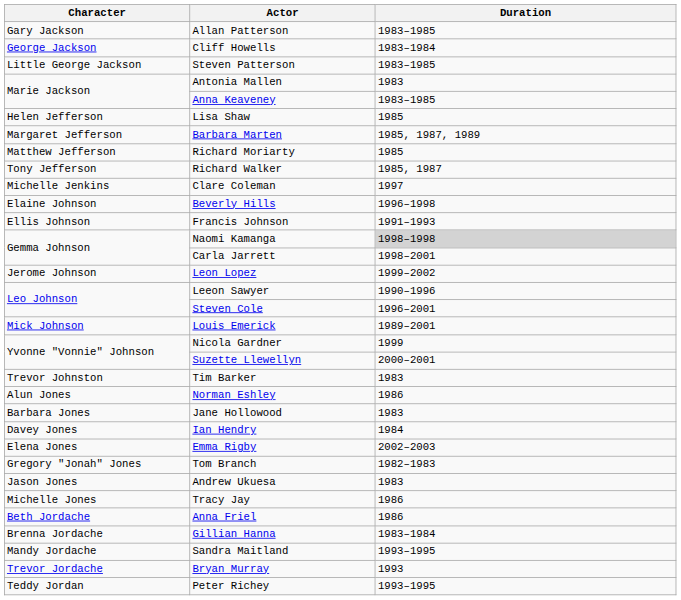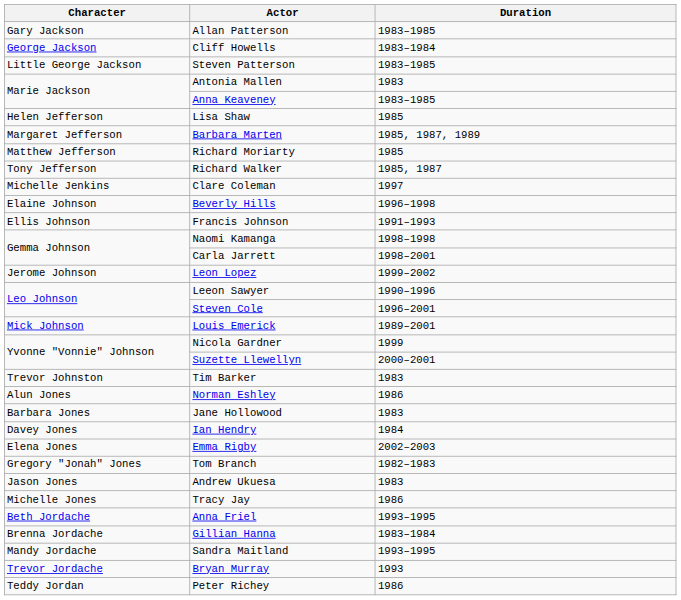(407, 239) lightgrey background -> (407, 239) no background
(391, 517) 1986 -> (407, 517) 1993–1995
(407, 586) 1993–1995 -> (391, 586) 1986
